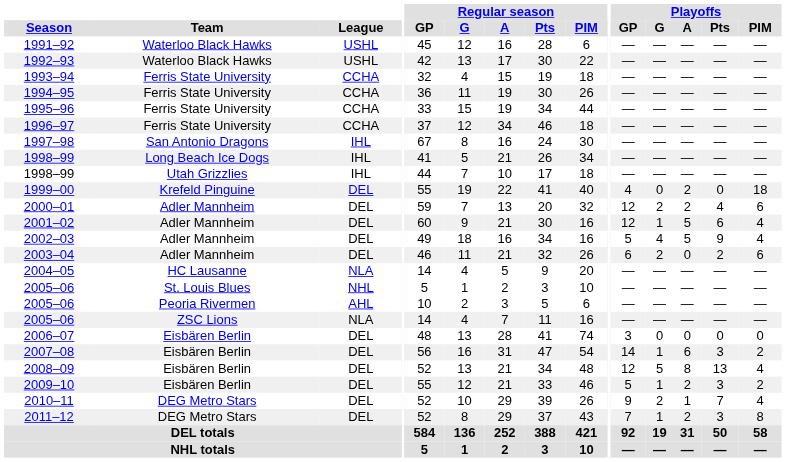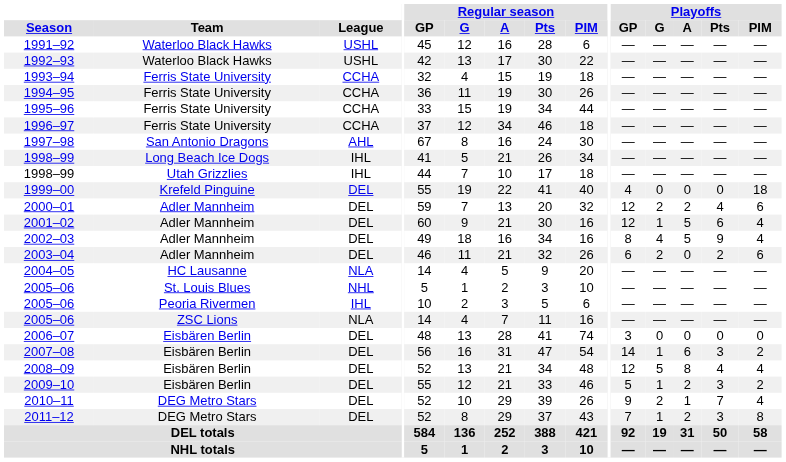(361, 141) IHL -> (361, 141) AHL
(687, 190) 2 -> (687, 190) 0
(628, 238) 5 -> (628, 238) 8
(361, 303) AHL -> (361, 303) IHL
(720, 368) 13 -> (720, 368) 4
